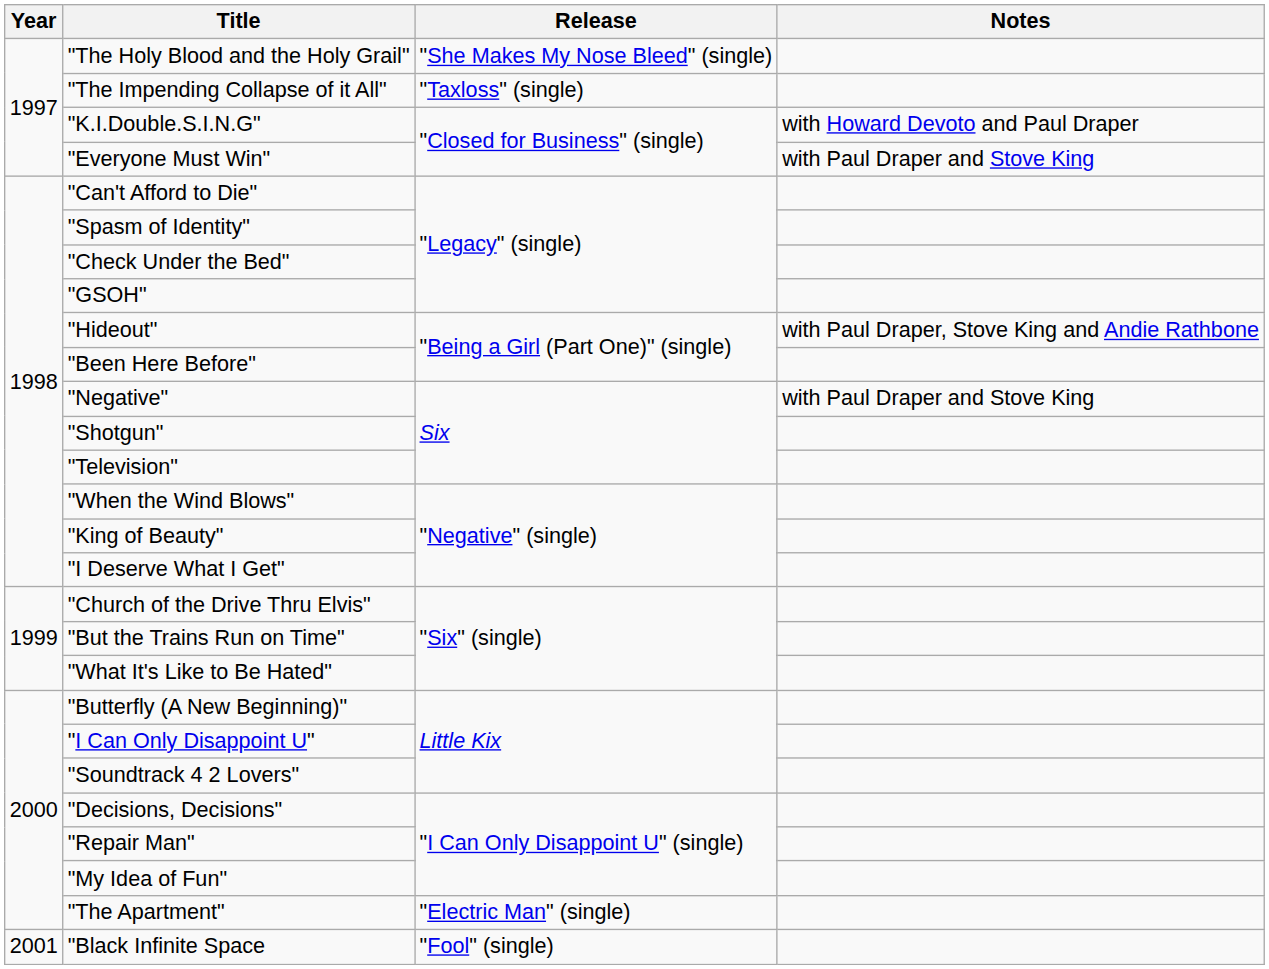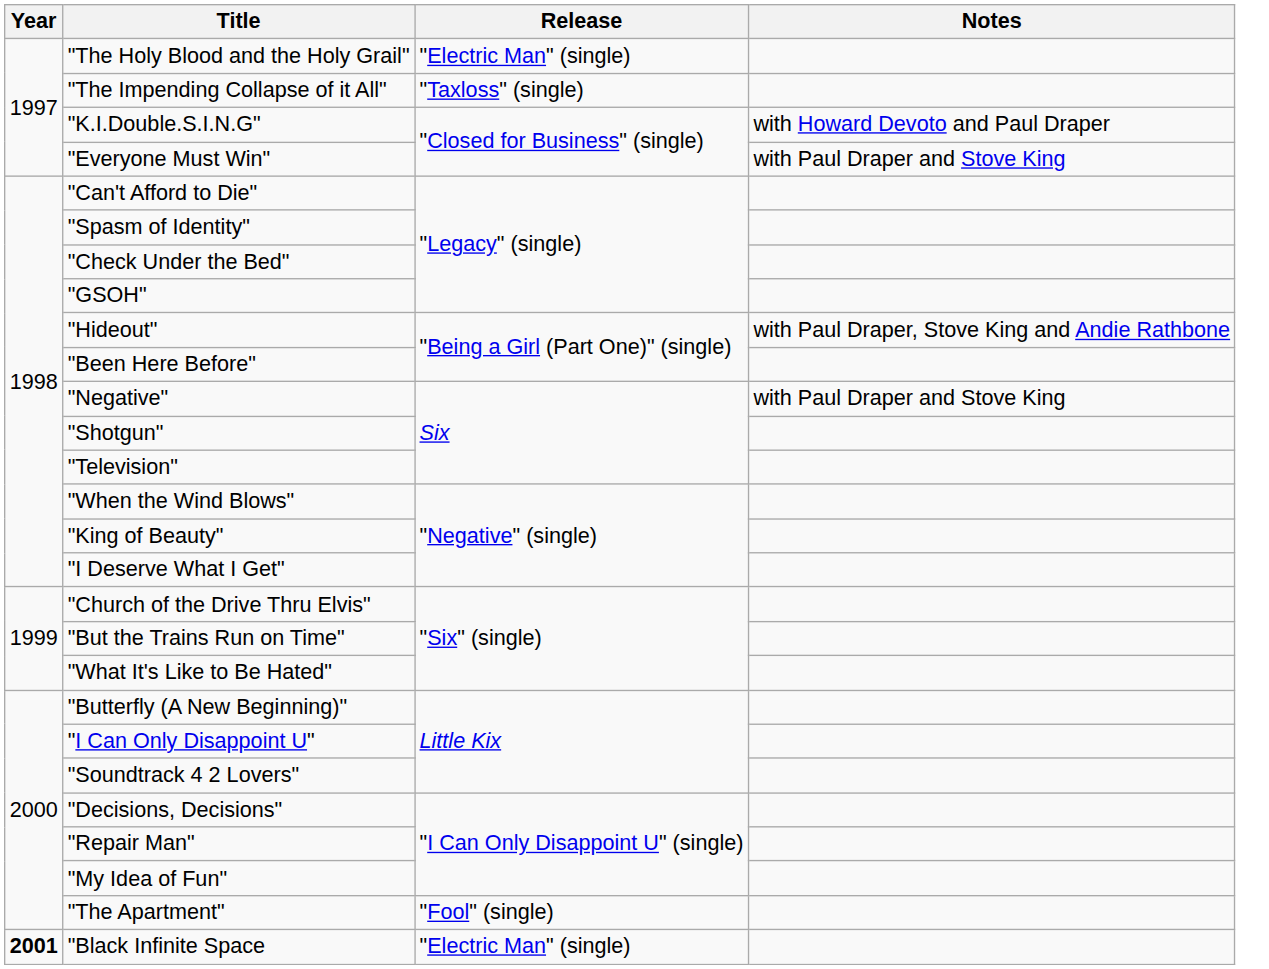(596, 55) "She Makes My Nose Bleed" (single) -> (525, 55) "Electric Man" (single)
(525, 912) "Electric Man" (single) -> (487, 912) "Fool" (single)
(34, 946) normal -> (34, 946) bold
(487, 946) "Fool" (single) -> (525, 946) "Electric Man" (single)
